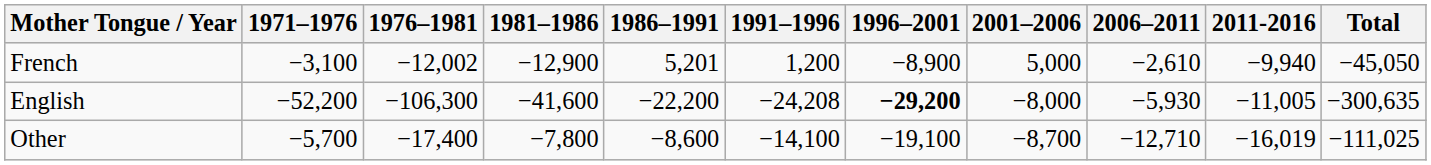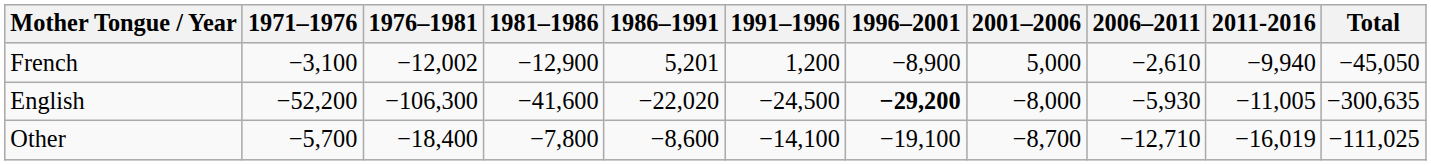(679, 100) −22,200 -> (679, 100) −22,020
(800, 100) −24,208 -> (800, 100) −24,500
(438, 139) −17,400 -> (438, 139) −18,400
